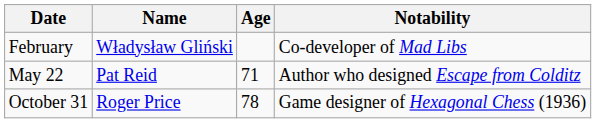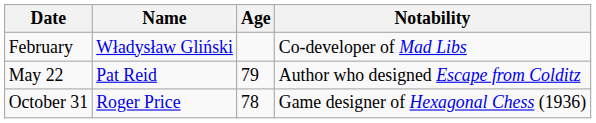(250, 74) 71 -> (250, 74) 79
